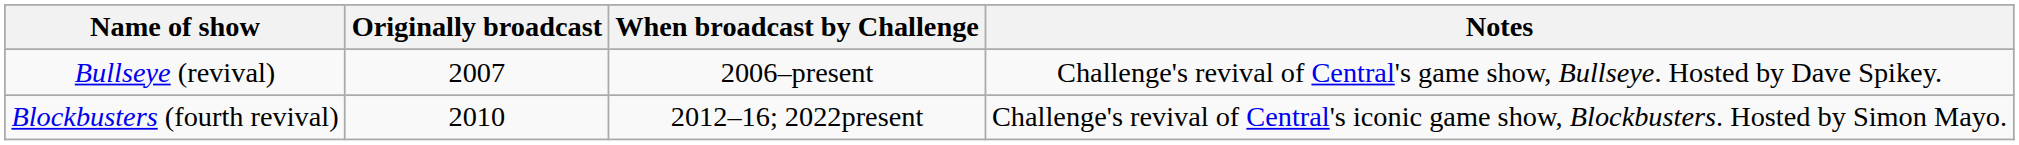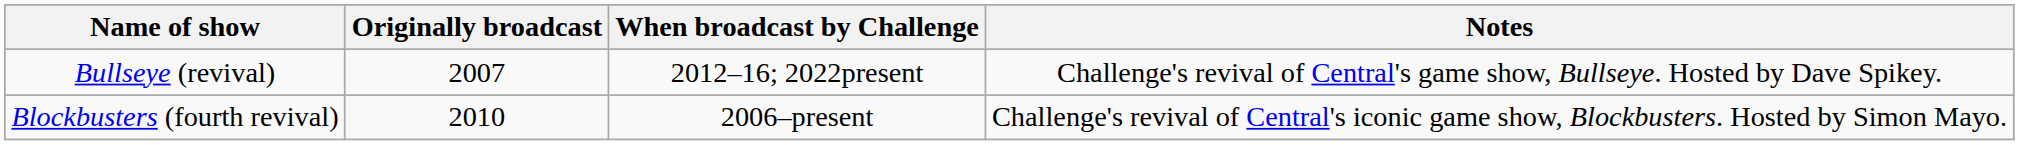(797, 71) 2006–present -> (797, 71) 2012–16; 2022present
(797, 116) 2012–16; 2022present -> (797, 116) 2006–present
